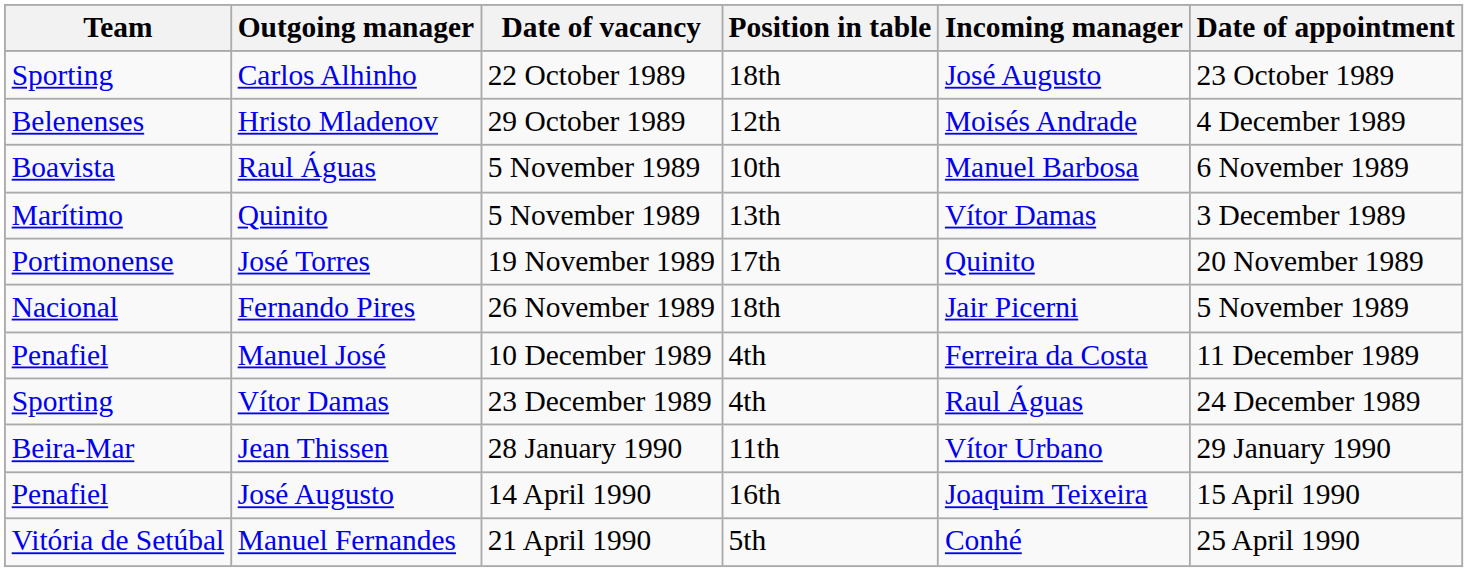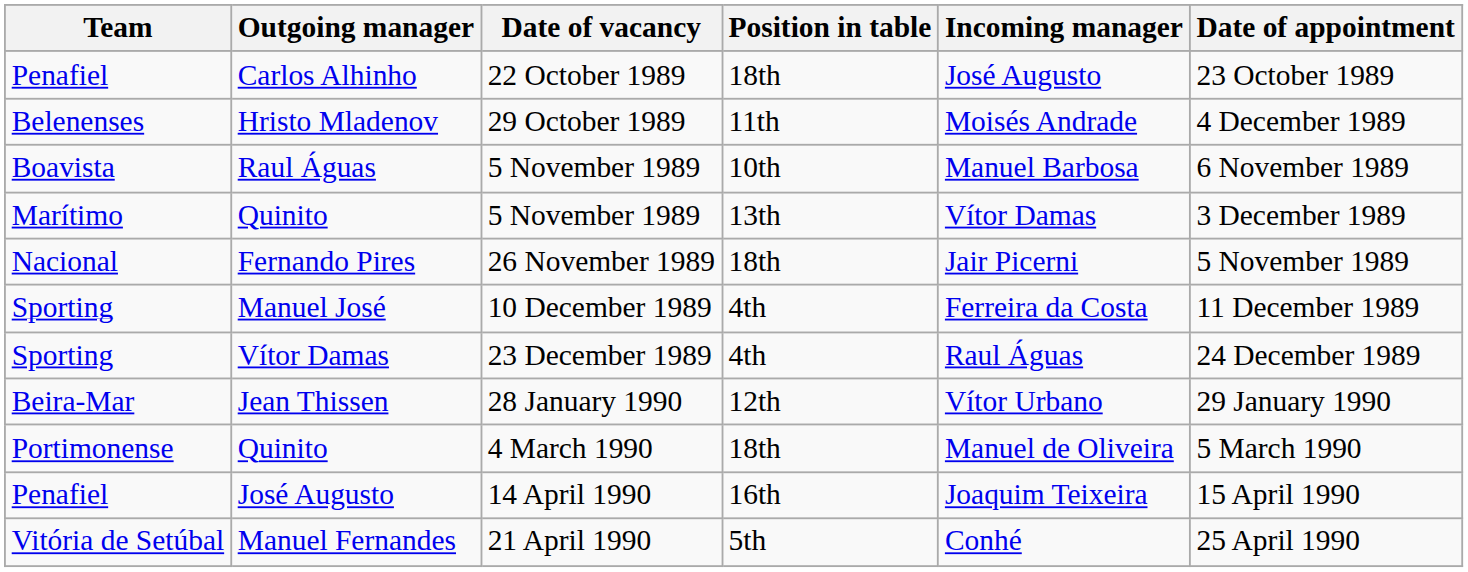(62, 74) Sporting -> (60, 74) Penafiel
(755, 121) 12th -> (754, 121) 11th
- row: (304, 261)
(60, 354) Penafiel -> (62, 307) Sporting
(754, 448) 11th -> (755, 401) 12th
+ row: (283, 448)
